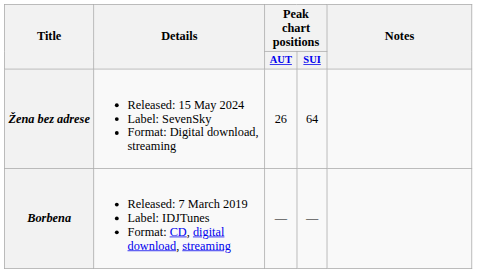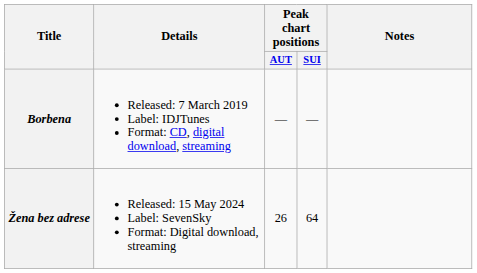rows swapped: (49, 218) <-> (49, 118)
